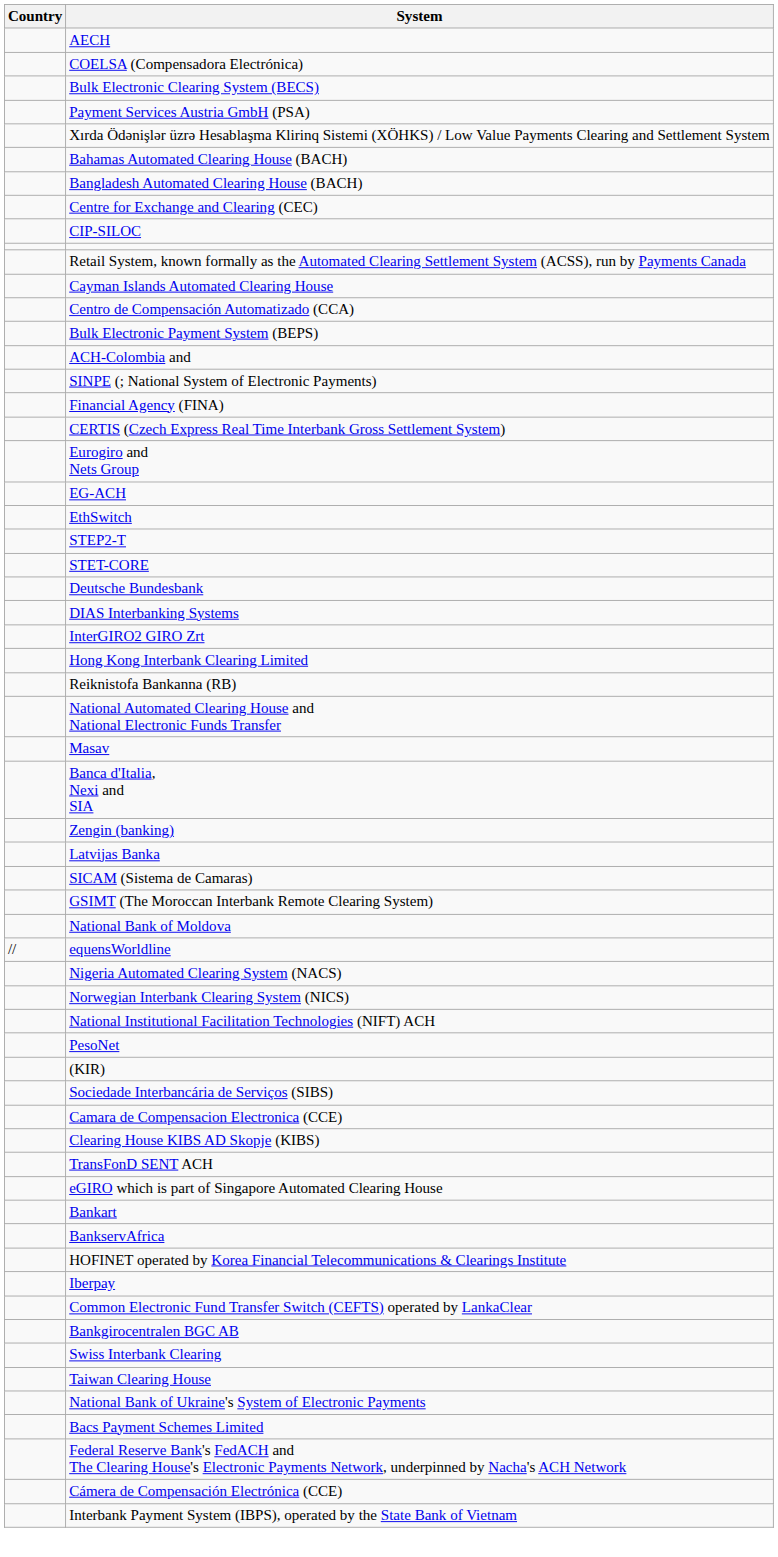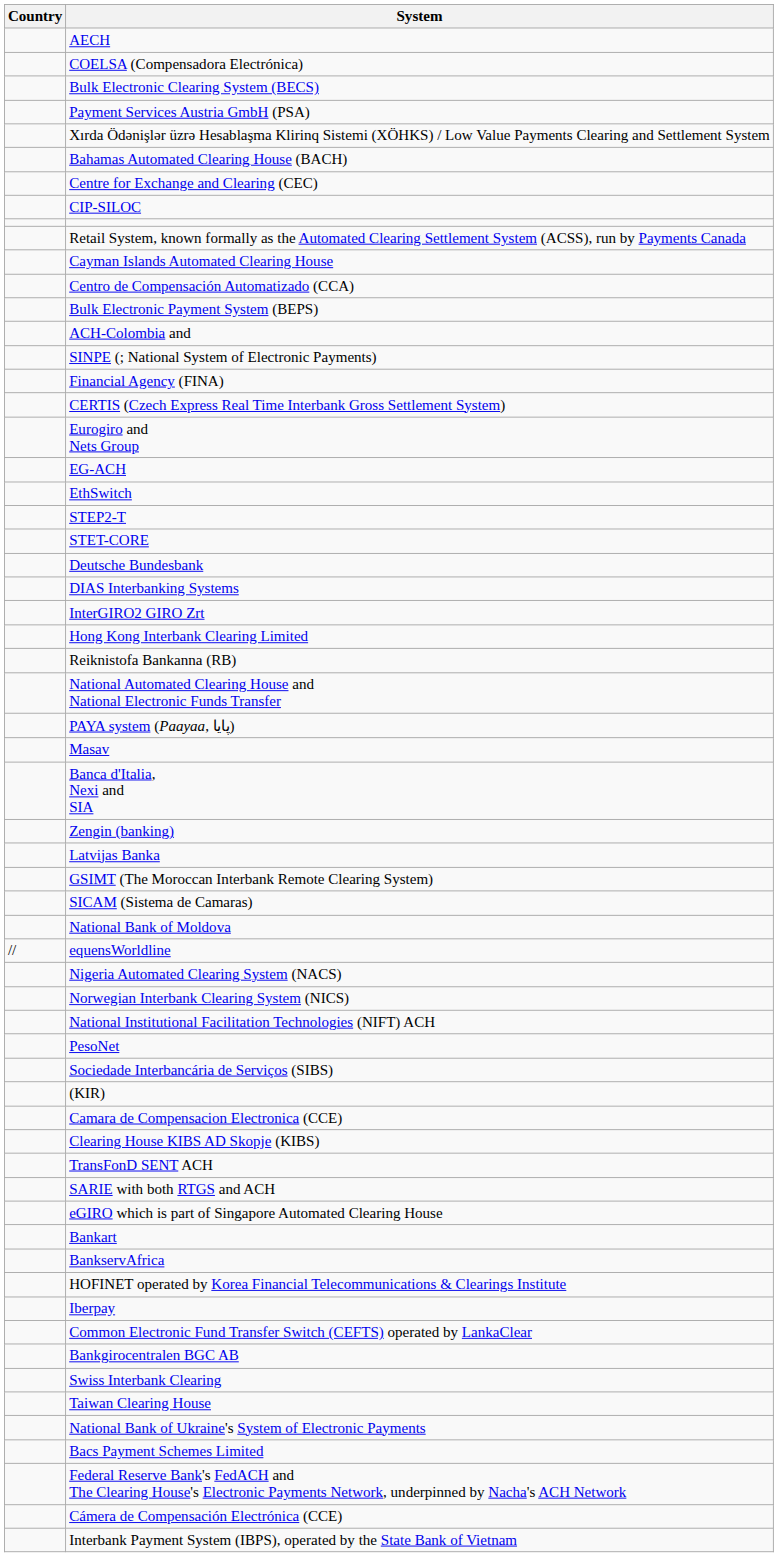- row: (216, 183)
+ row: (152, 726)
rows swapped: (161, 878) <-> (251, 902)
rows swapped: (87, 1068) <-> (201, 1092)
+ row: (172, 1189)
